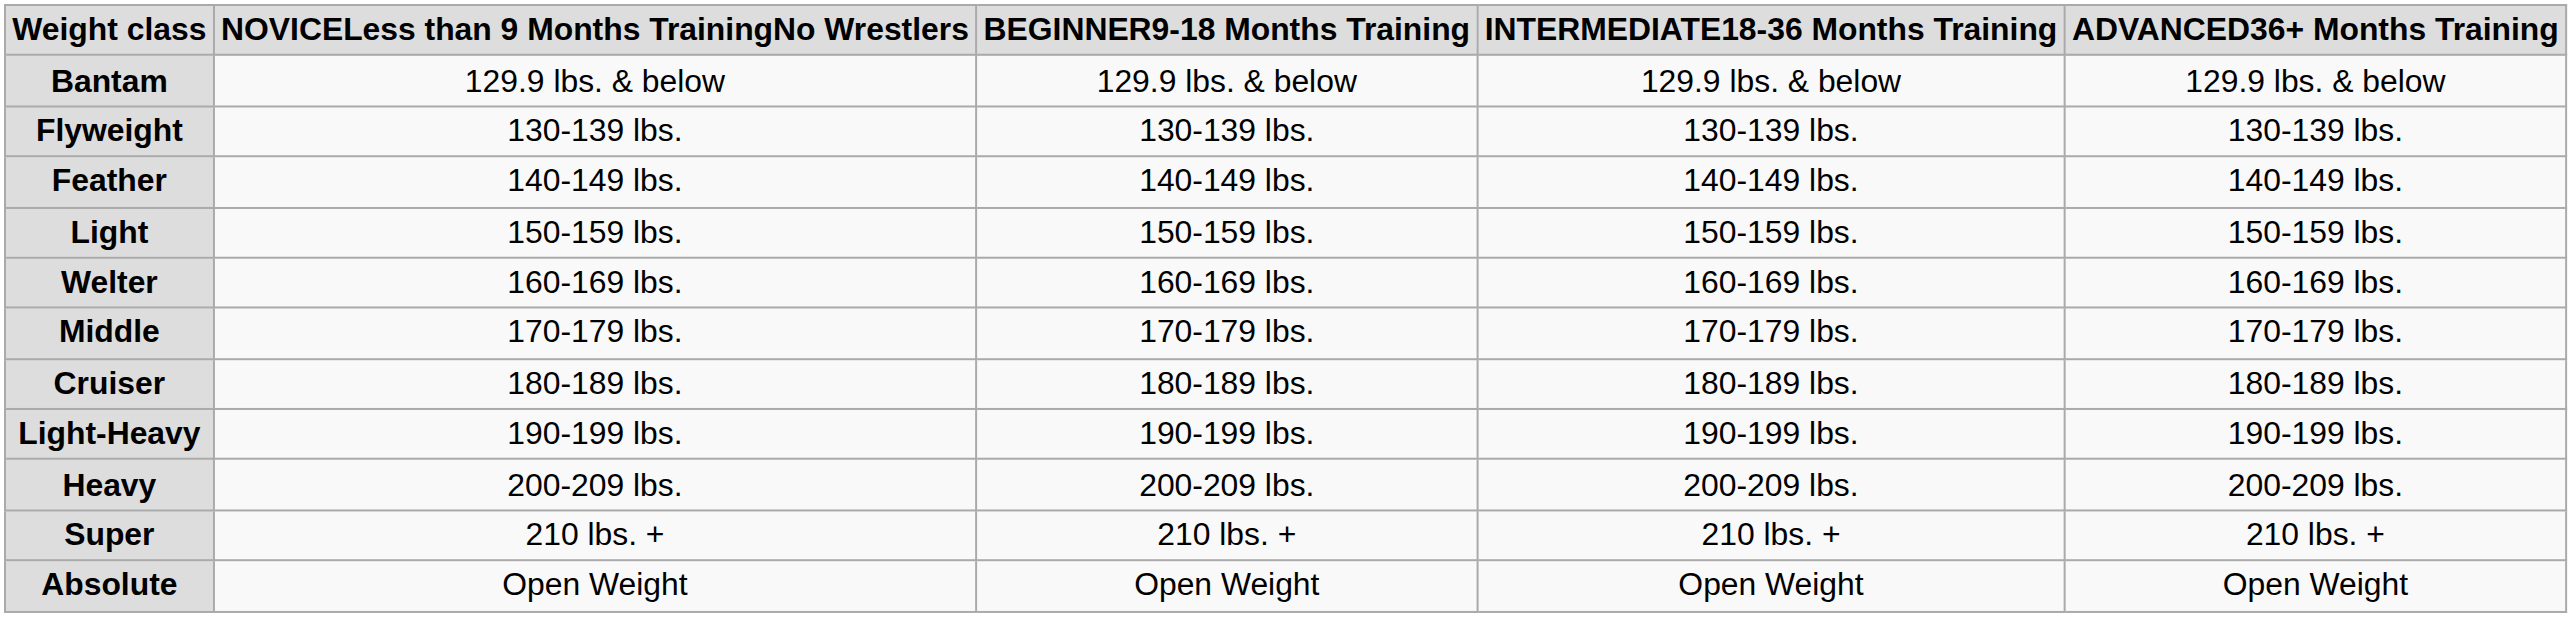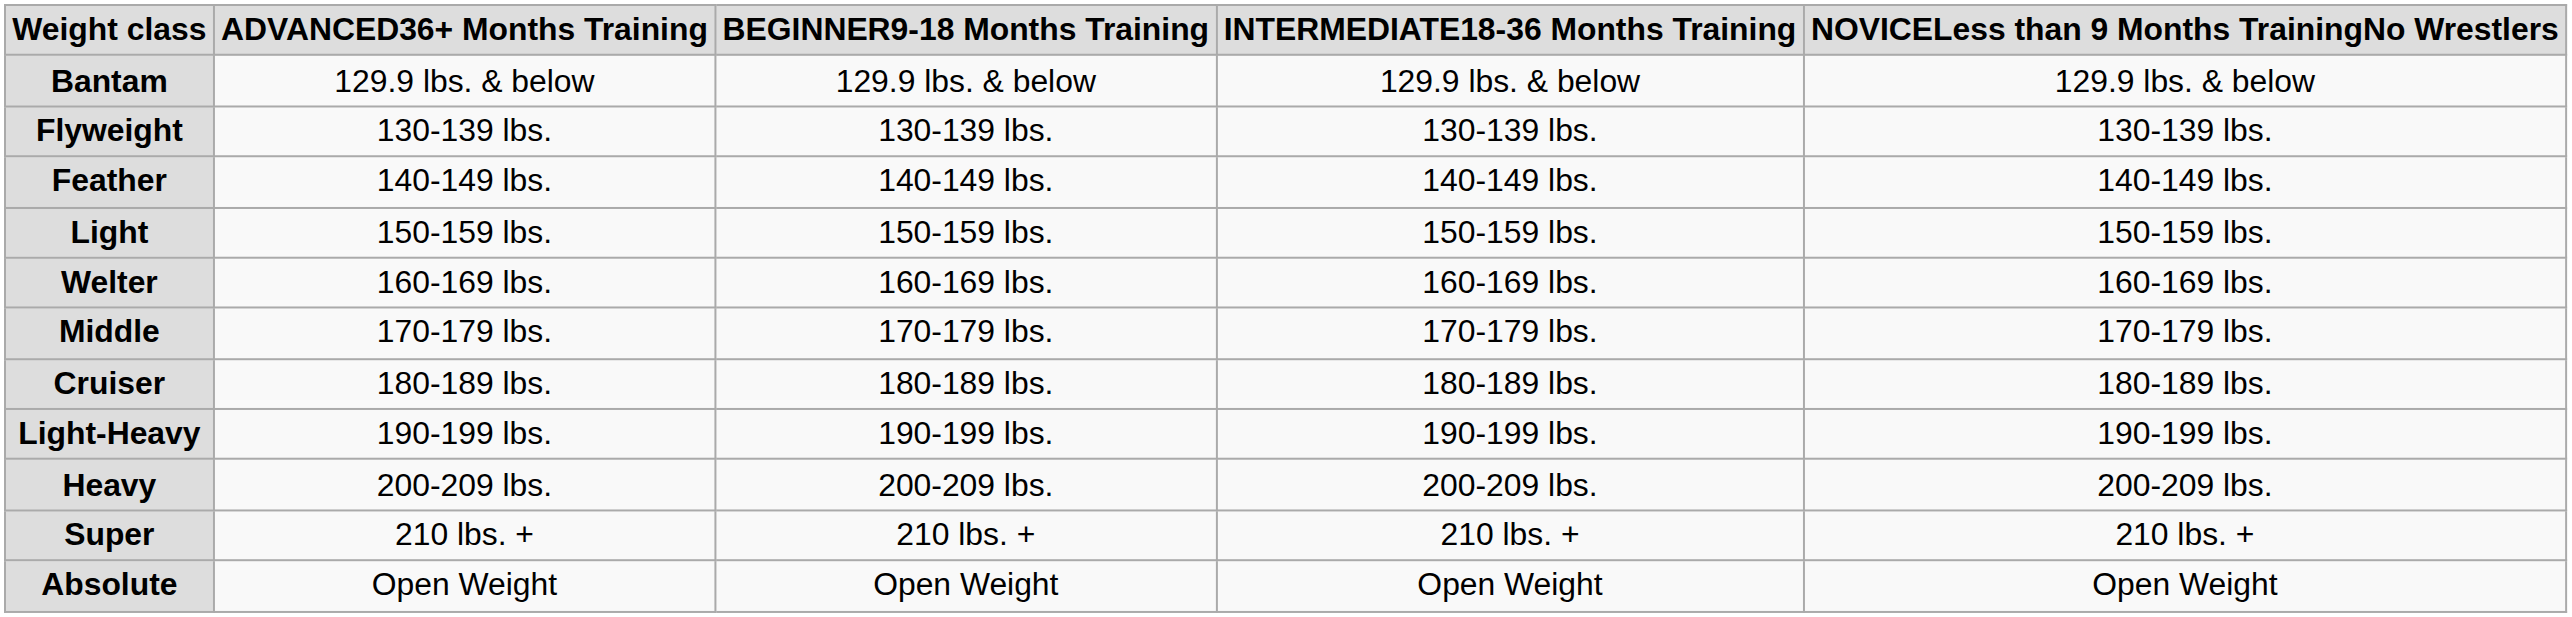columns swapped: (595, 29) <-> (2315, 29)
